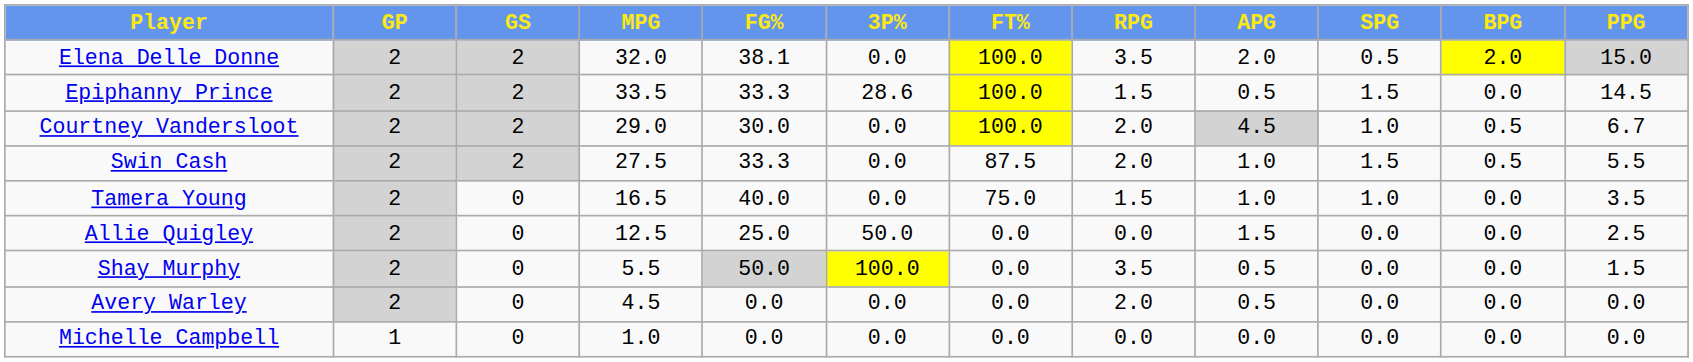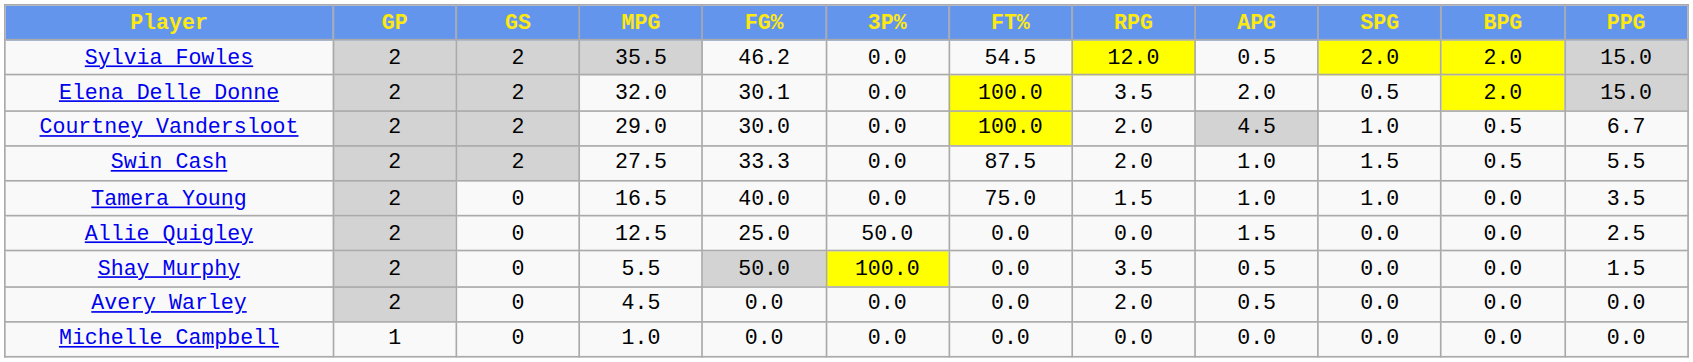+ row: (169, 58)
(764, 58) 38.1 -> (764, 93) 30.1
- row: (169, 93)
